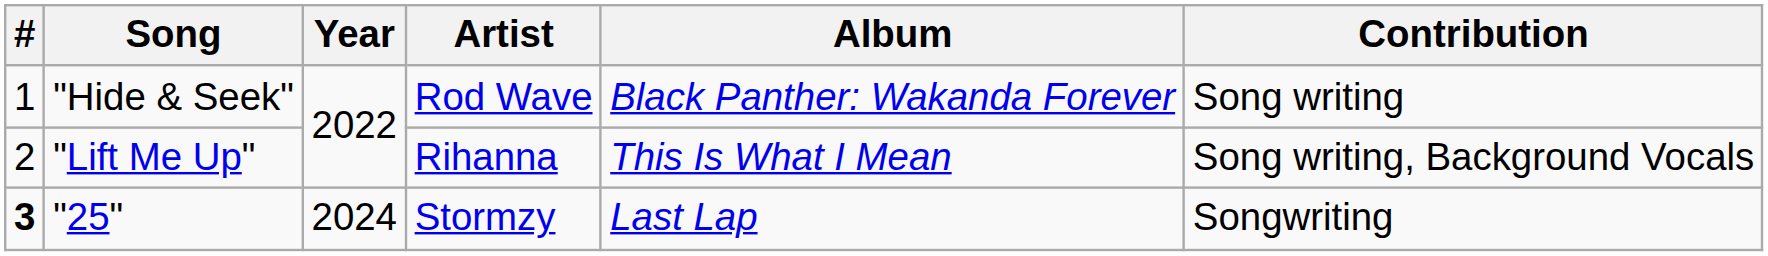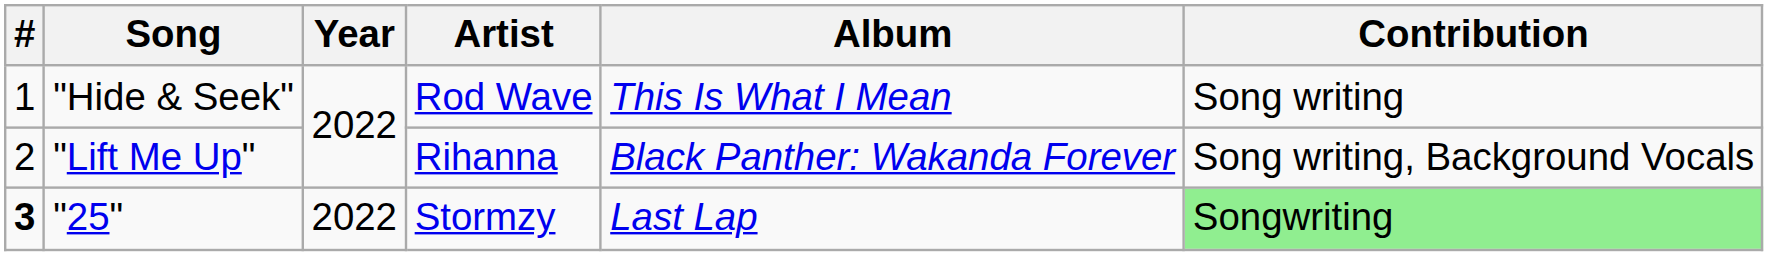(893, 95) Black Panther: Wakanda Forever -> (781, 95) This Is What I Mean
(781, 156) This Is What I Mean -> (893, 156) Black Panther: Wakanda Forever
(354, 217) 2024 -> (354, 217) 2022
(1293, 217) no background -> (1293, 217) lightgreen background
